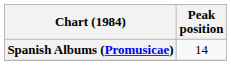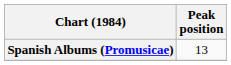(201, 49) 14 -> (201, 49) 13
